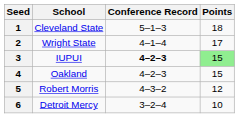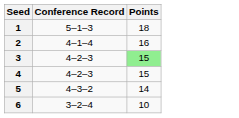- column: (69, 12)
(217, 43) 17 -> (144, 43) 16
(153, 58) bold -> (79, 58) normal
(217, 89) 12 -> (144, 89) 14
